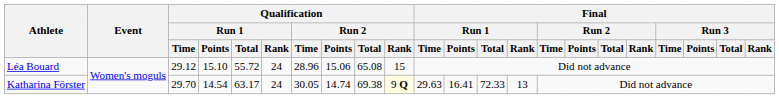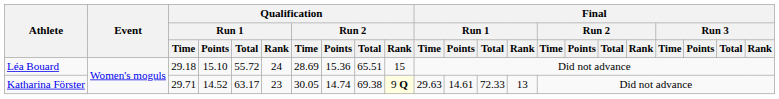(184, 66) 29.12 -> (184, 66) 29.18
(306, 66) 28.96 -> (306, 66) 28.69
(338, 66) 15.06 -> (338, 66) 15.36
(370, 66) 65.08 -> (370, 66) 65.51
(184, 85) 29.70 -> (184, 85) 29.71
(215, 85) 14.54 -> (215, 85) 14.52
(277, 85) 24 -> (277, 85) 23
(461, 85) 16.41 -> (461, 85) 14.61
